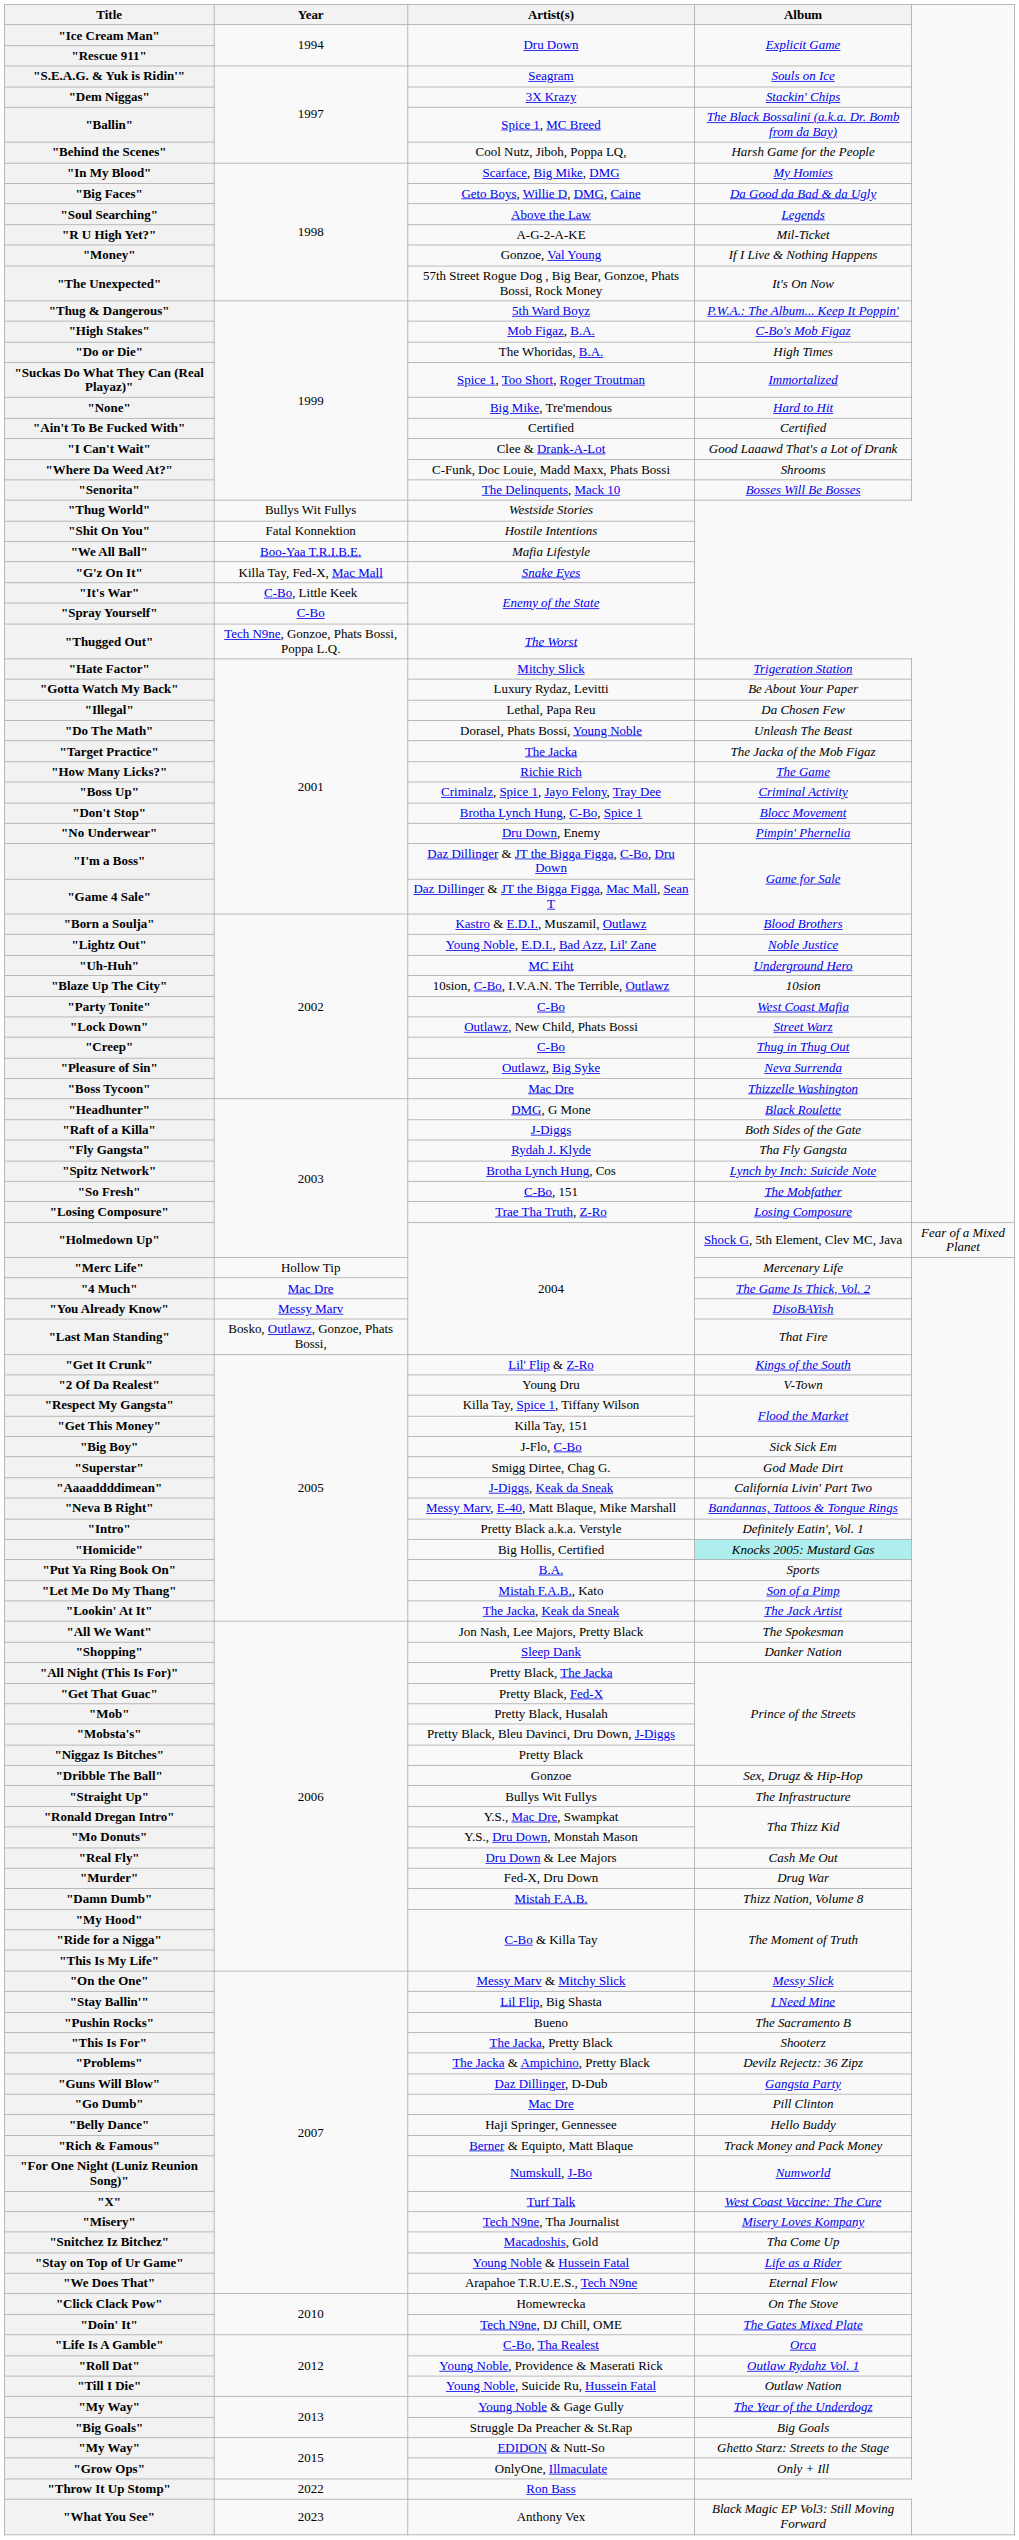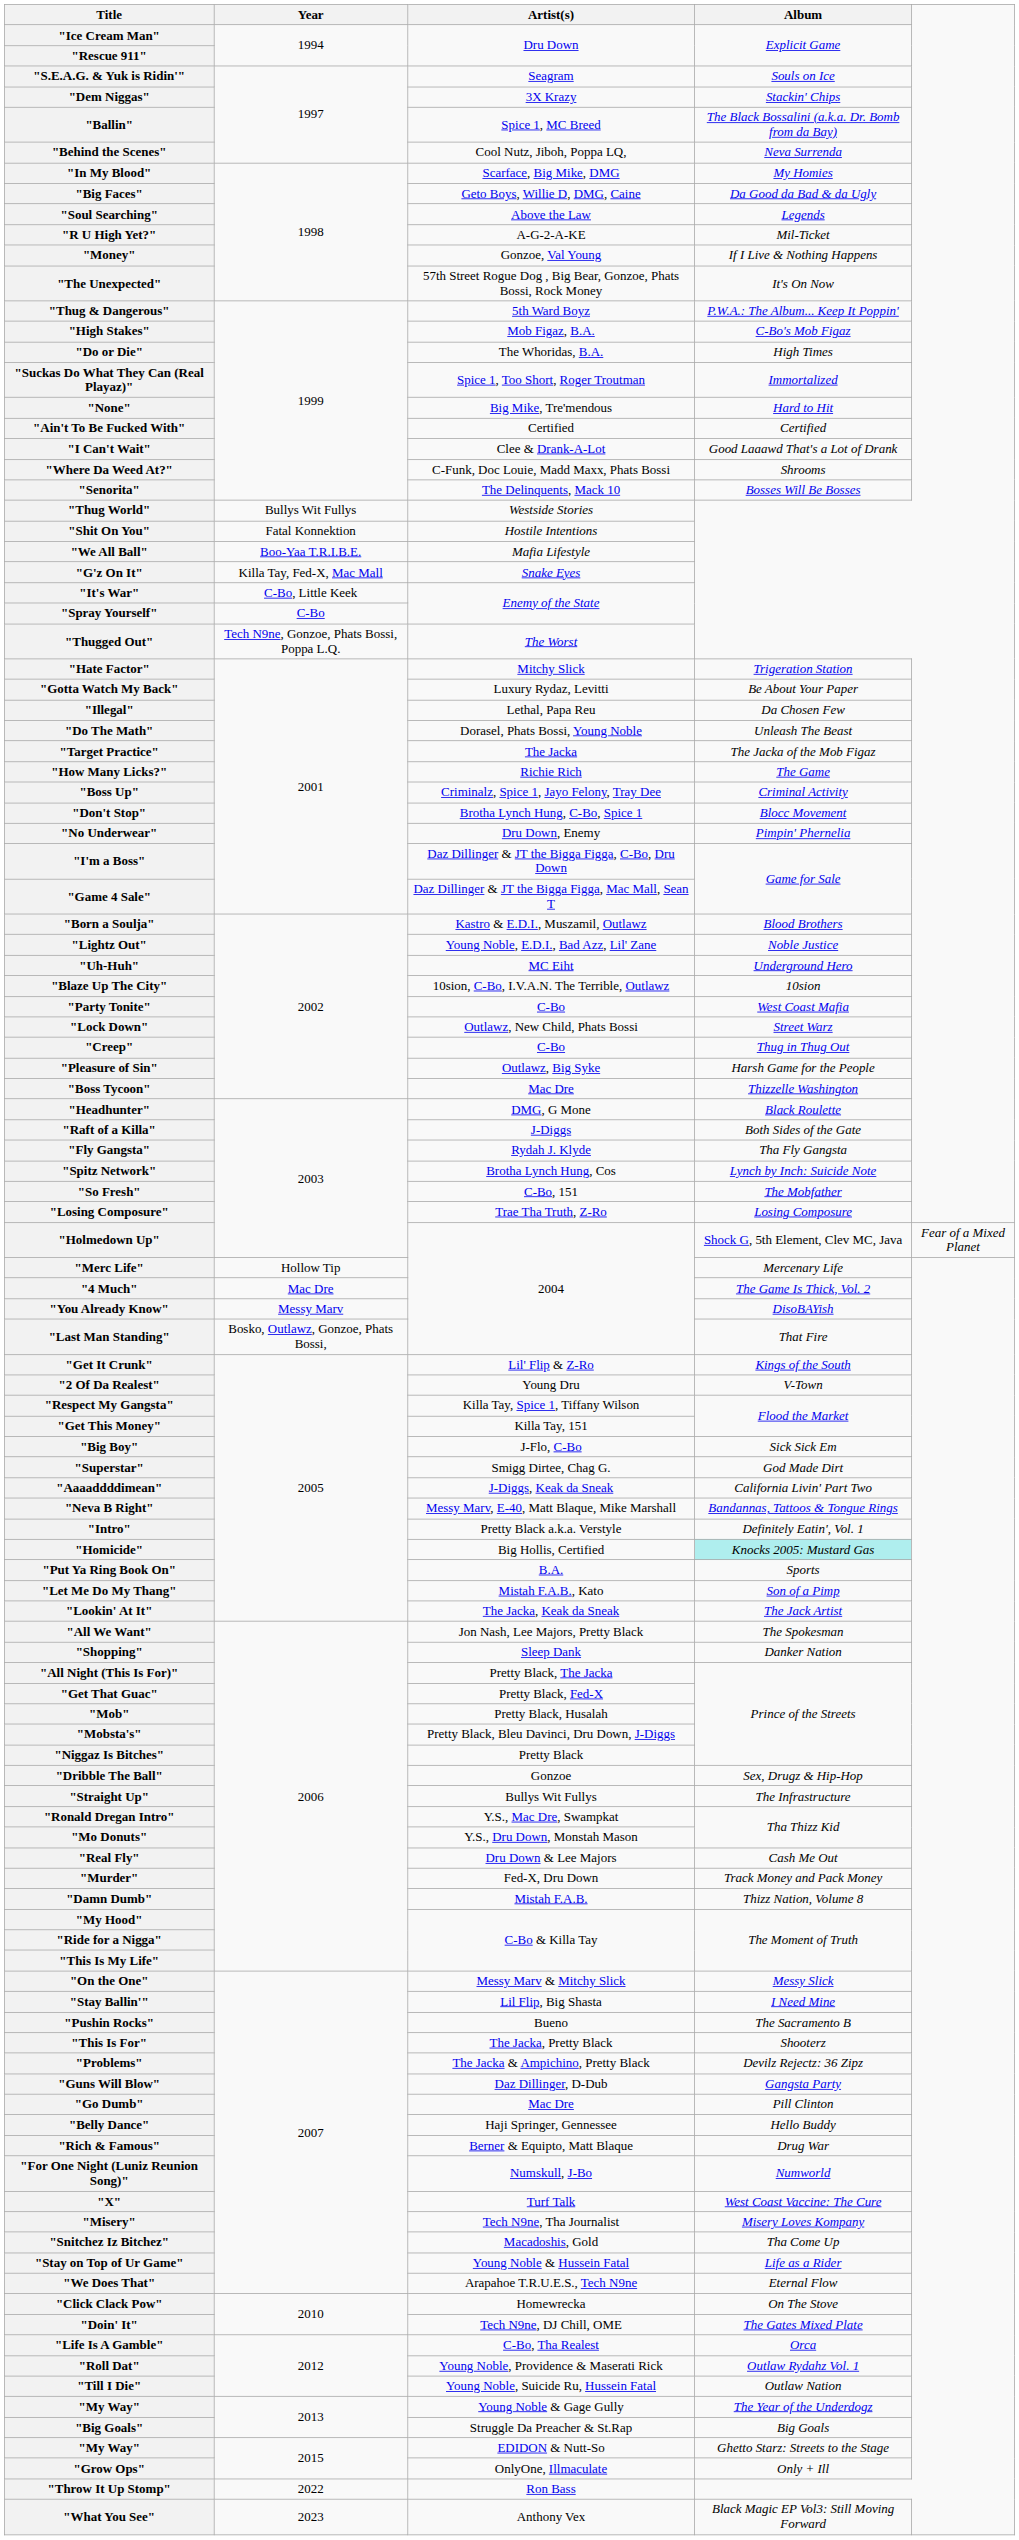(803, 152) Harsh Game for the People -> (803, 152) Neva Surrenda
(803, 1068) Neva Surrenda -> (803, 1068) Harsh Game for the People
(803, 1878) Drug War -> (803, 1878) Track Money and Pack Money
(803, 2145) Track Money and Pack Money -> (803, 2145) Drug War
